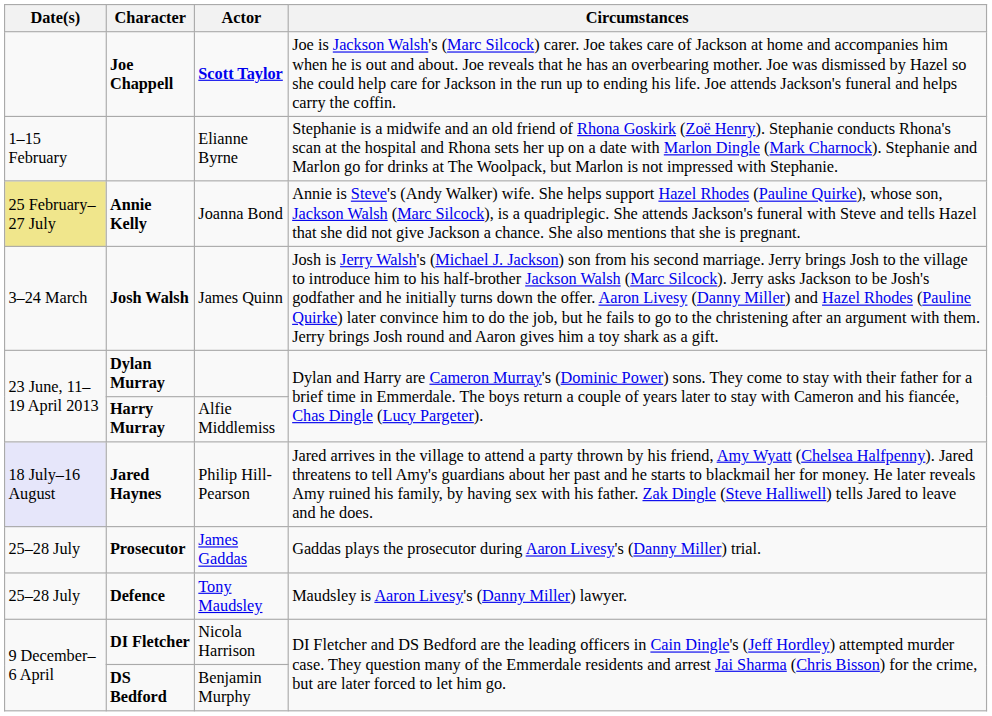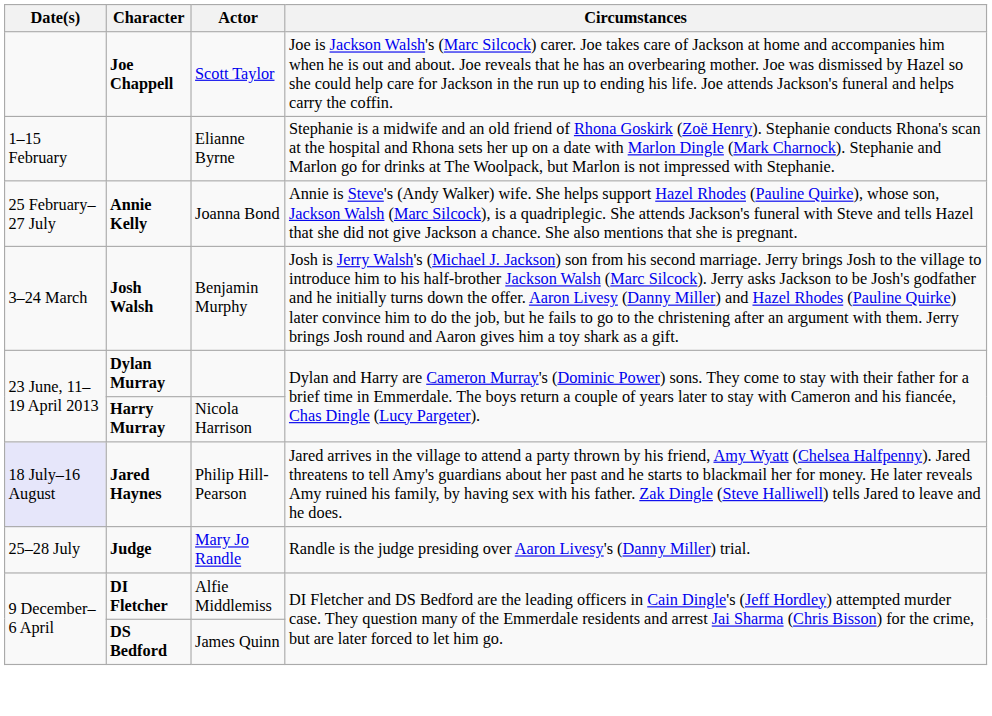(241, 73) bold -> (235, 73) normal
(52, 214) khaki background -> (52, 214) no background
(241, 298) James Quinn -> (227, 298) Benjamin Murphy
(237, 419) Alfie Middlemiss -> (224, 419) Nicola Harrison
- row: (148, 549)
- row: (137, 596)
+ row: (131, 549)
(227, 642) Nicola Harrison -> (233, 596) Alfie Middlemiss
(230, 688) Benjamin Murphy -> (237, 642) James Quinn
